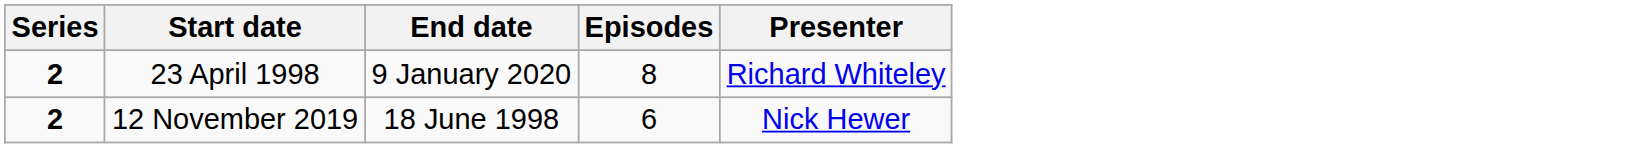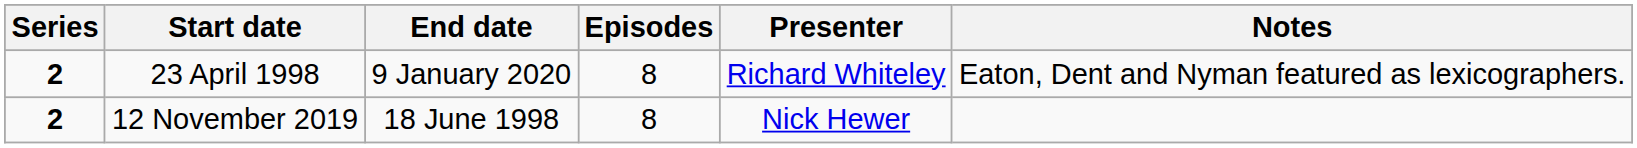+ column: (1292, 27)
(649, 119) 6 -> (649, 119) 8
